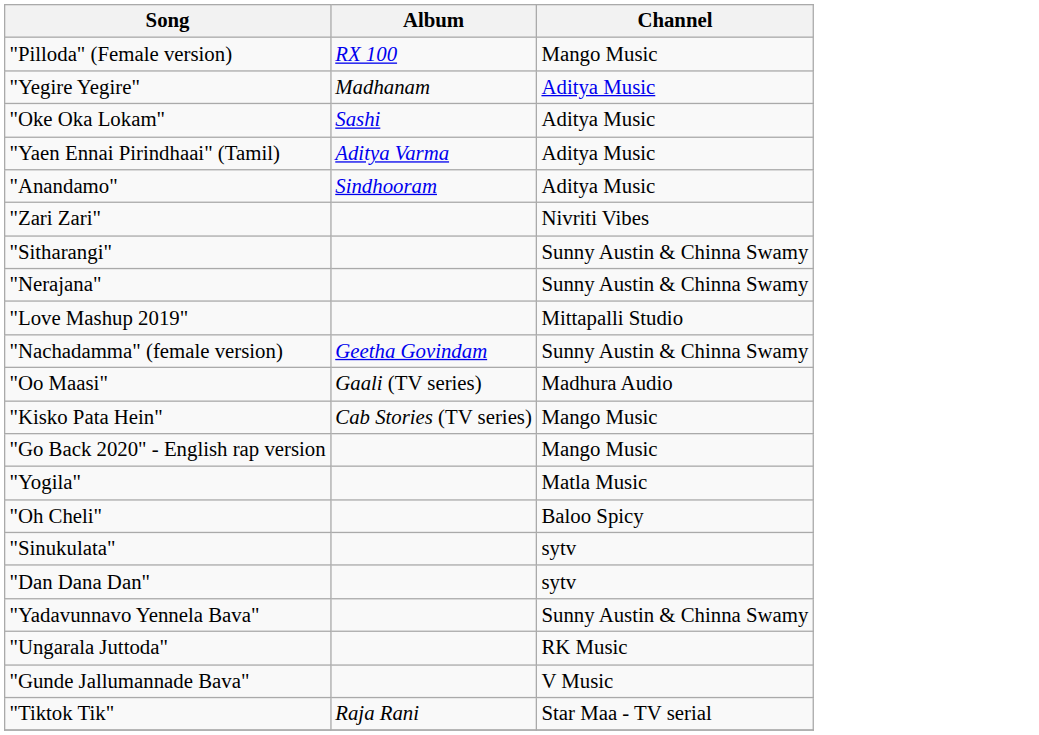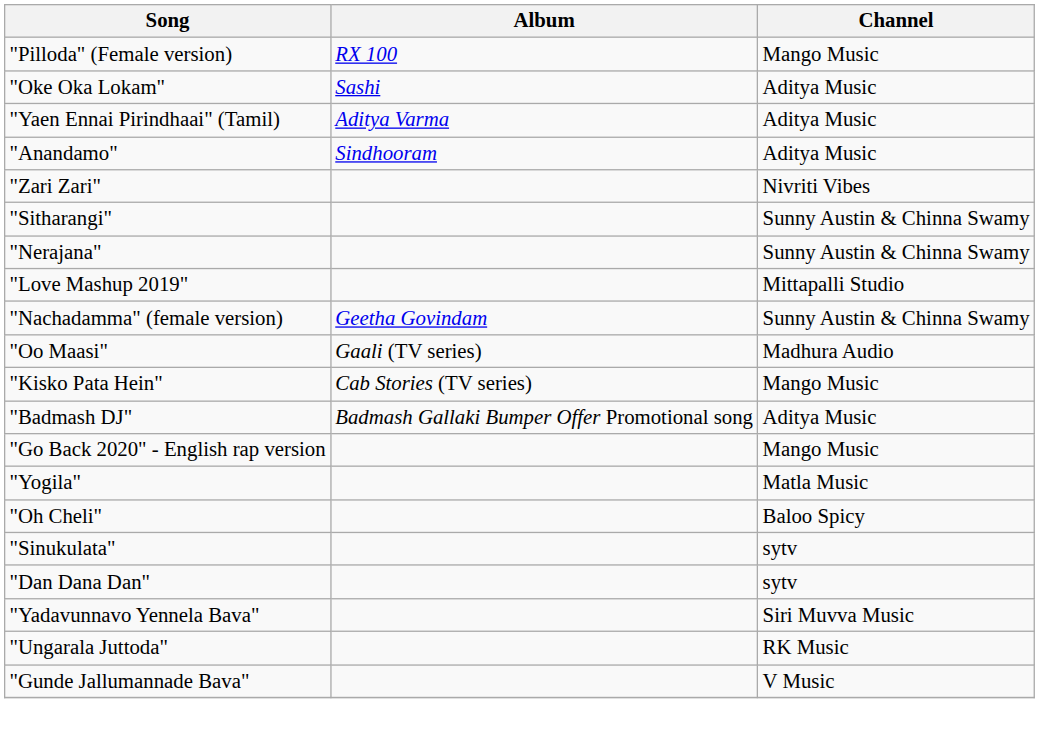- row: (75, 86)
+ row: (71, 416)
(675, 614) Sunny Austin & Chinna Swamy -> (838, 614) Siri Muvva Music
- row: (62, 713)
